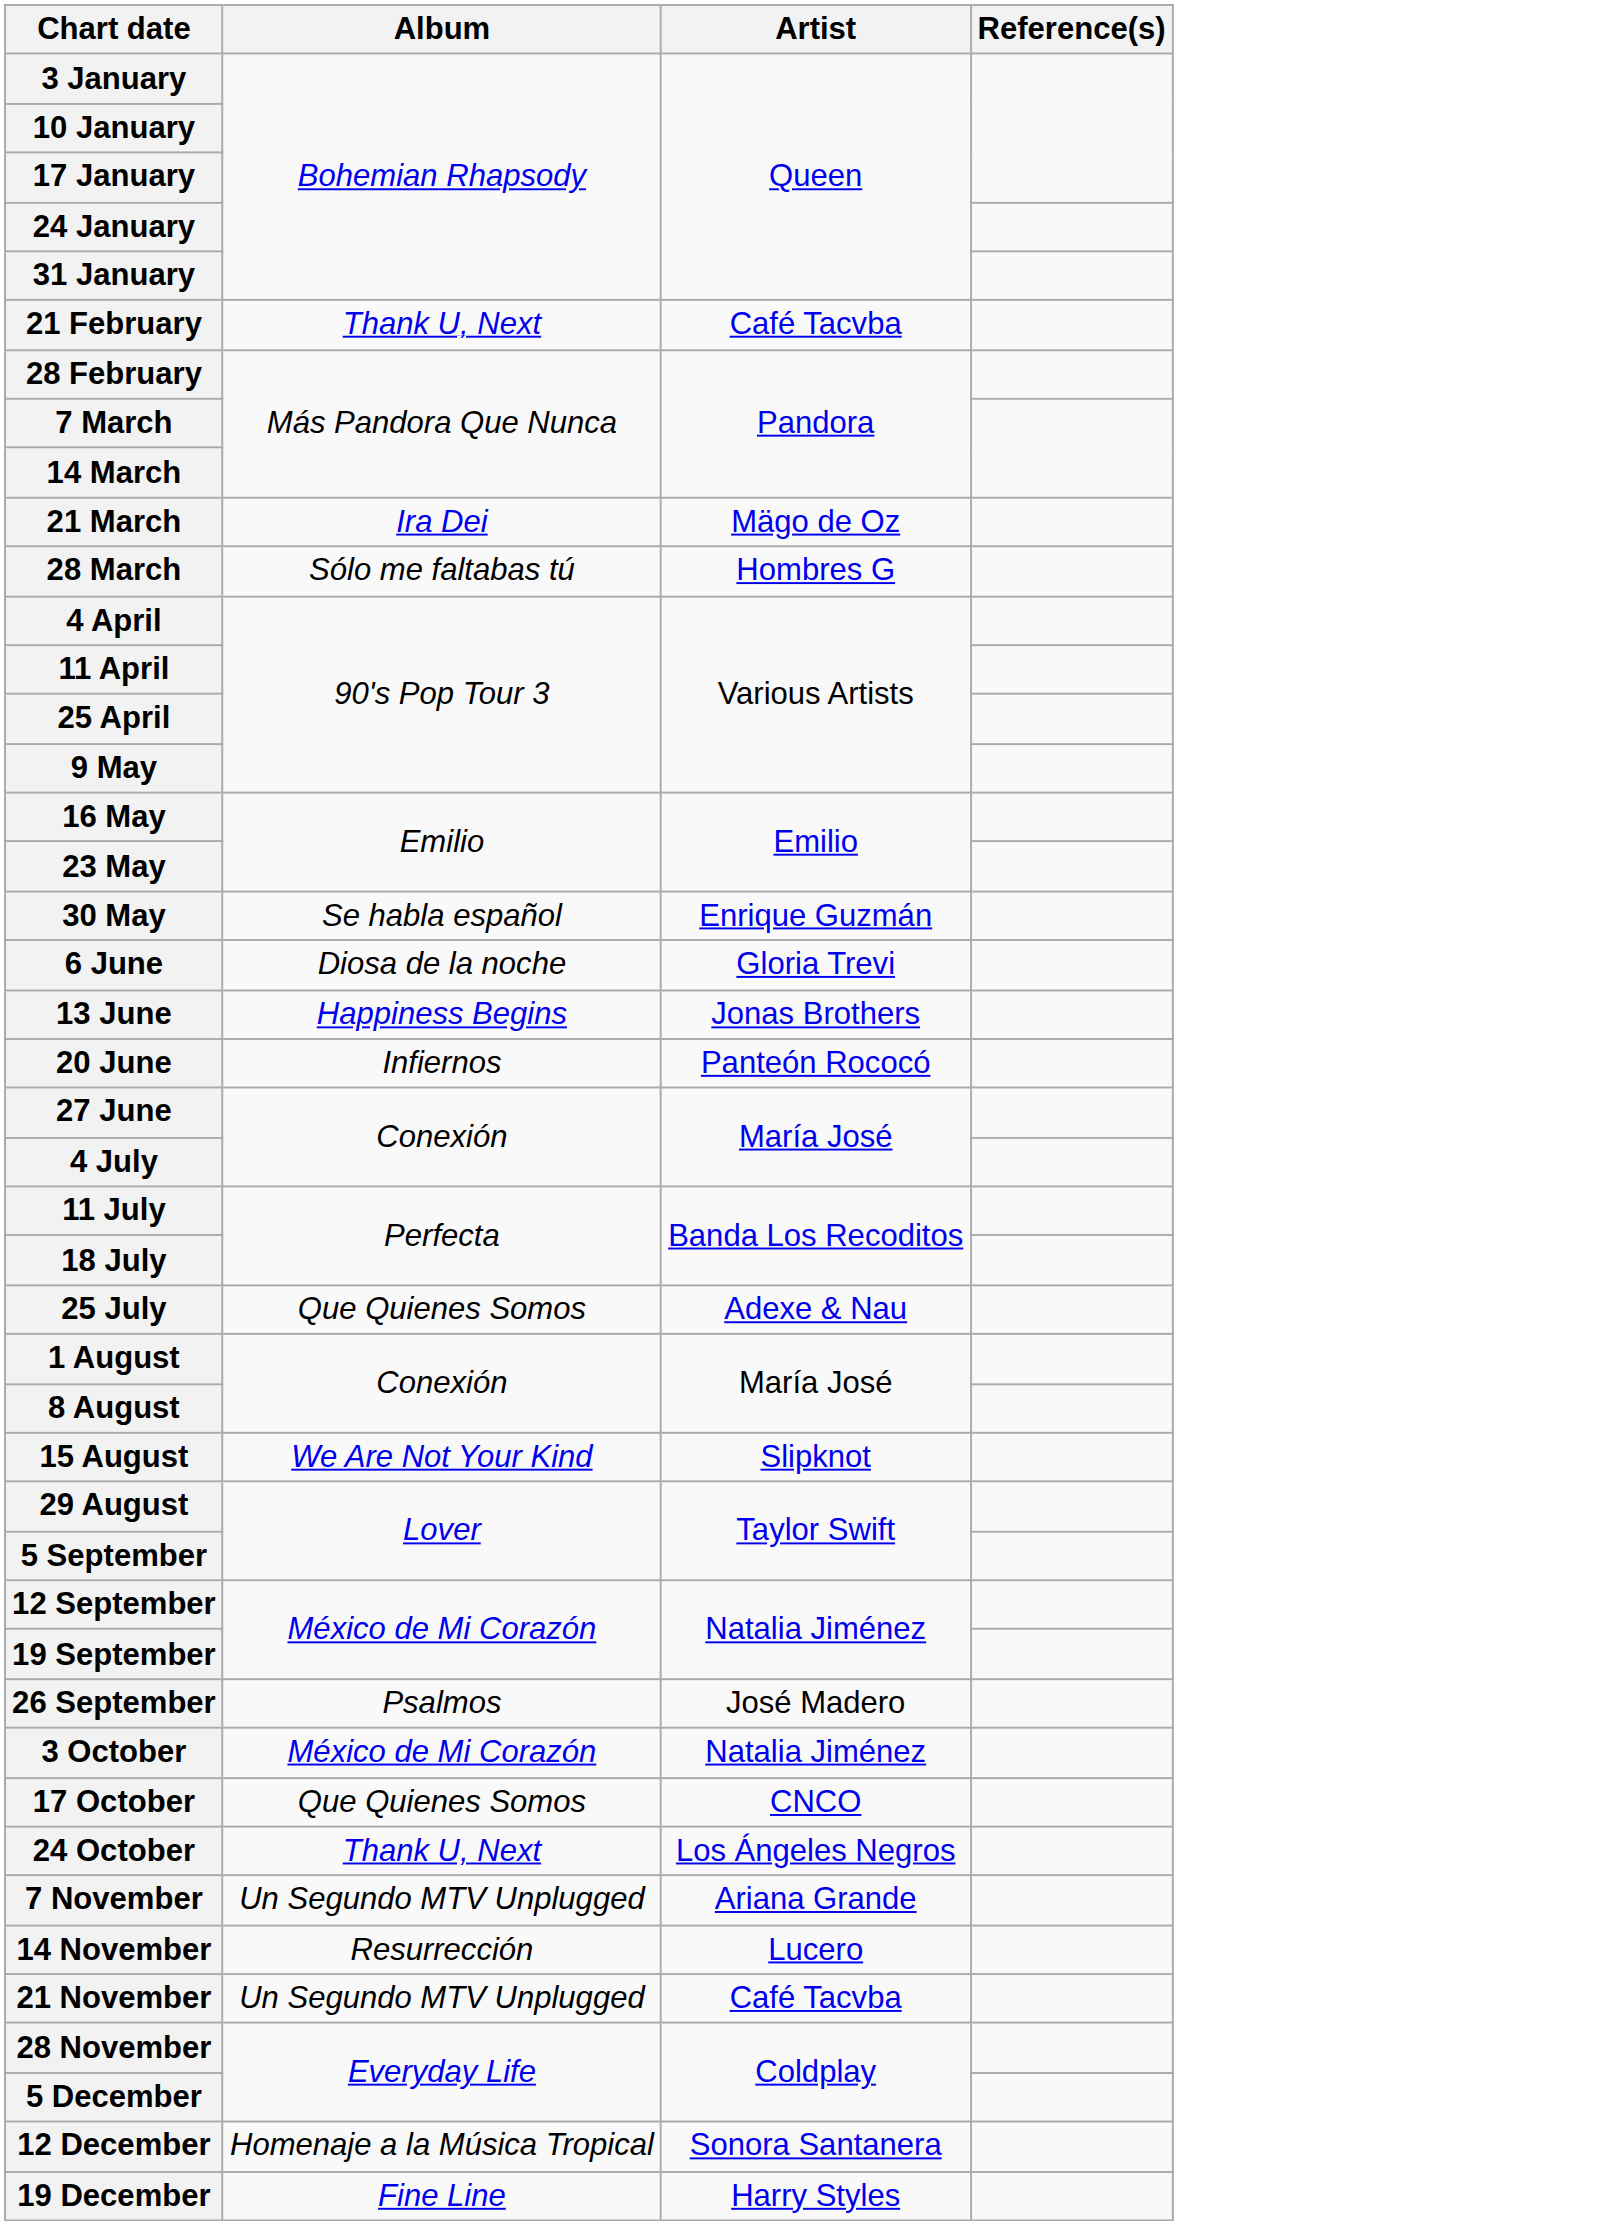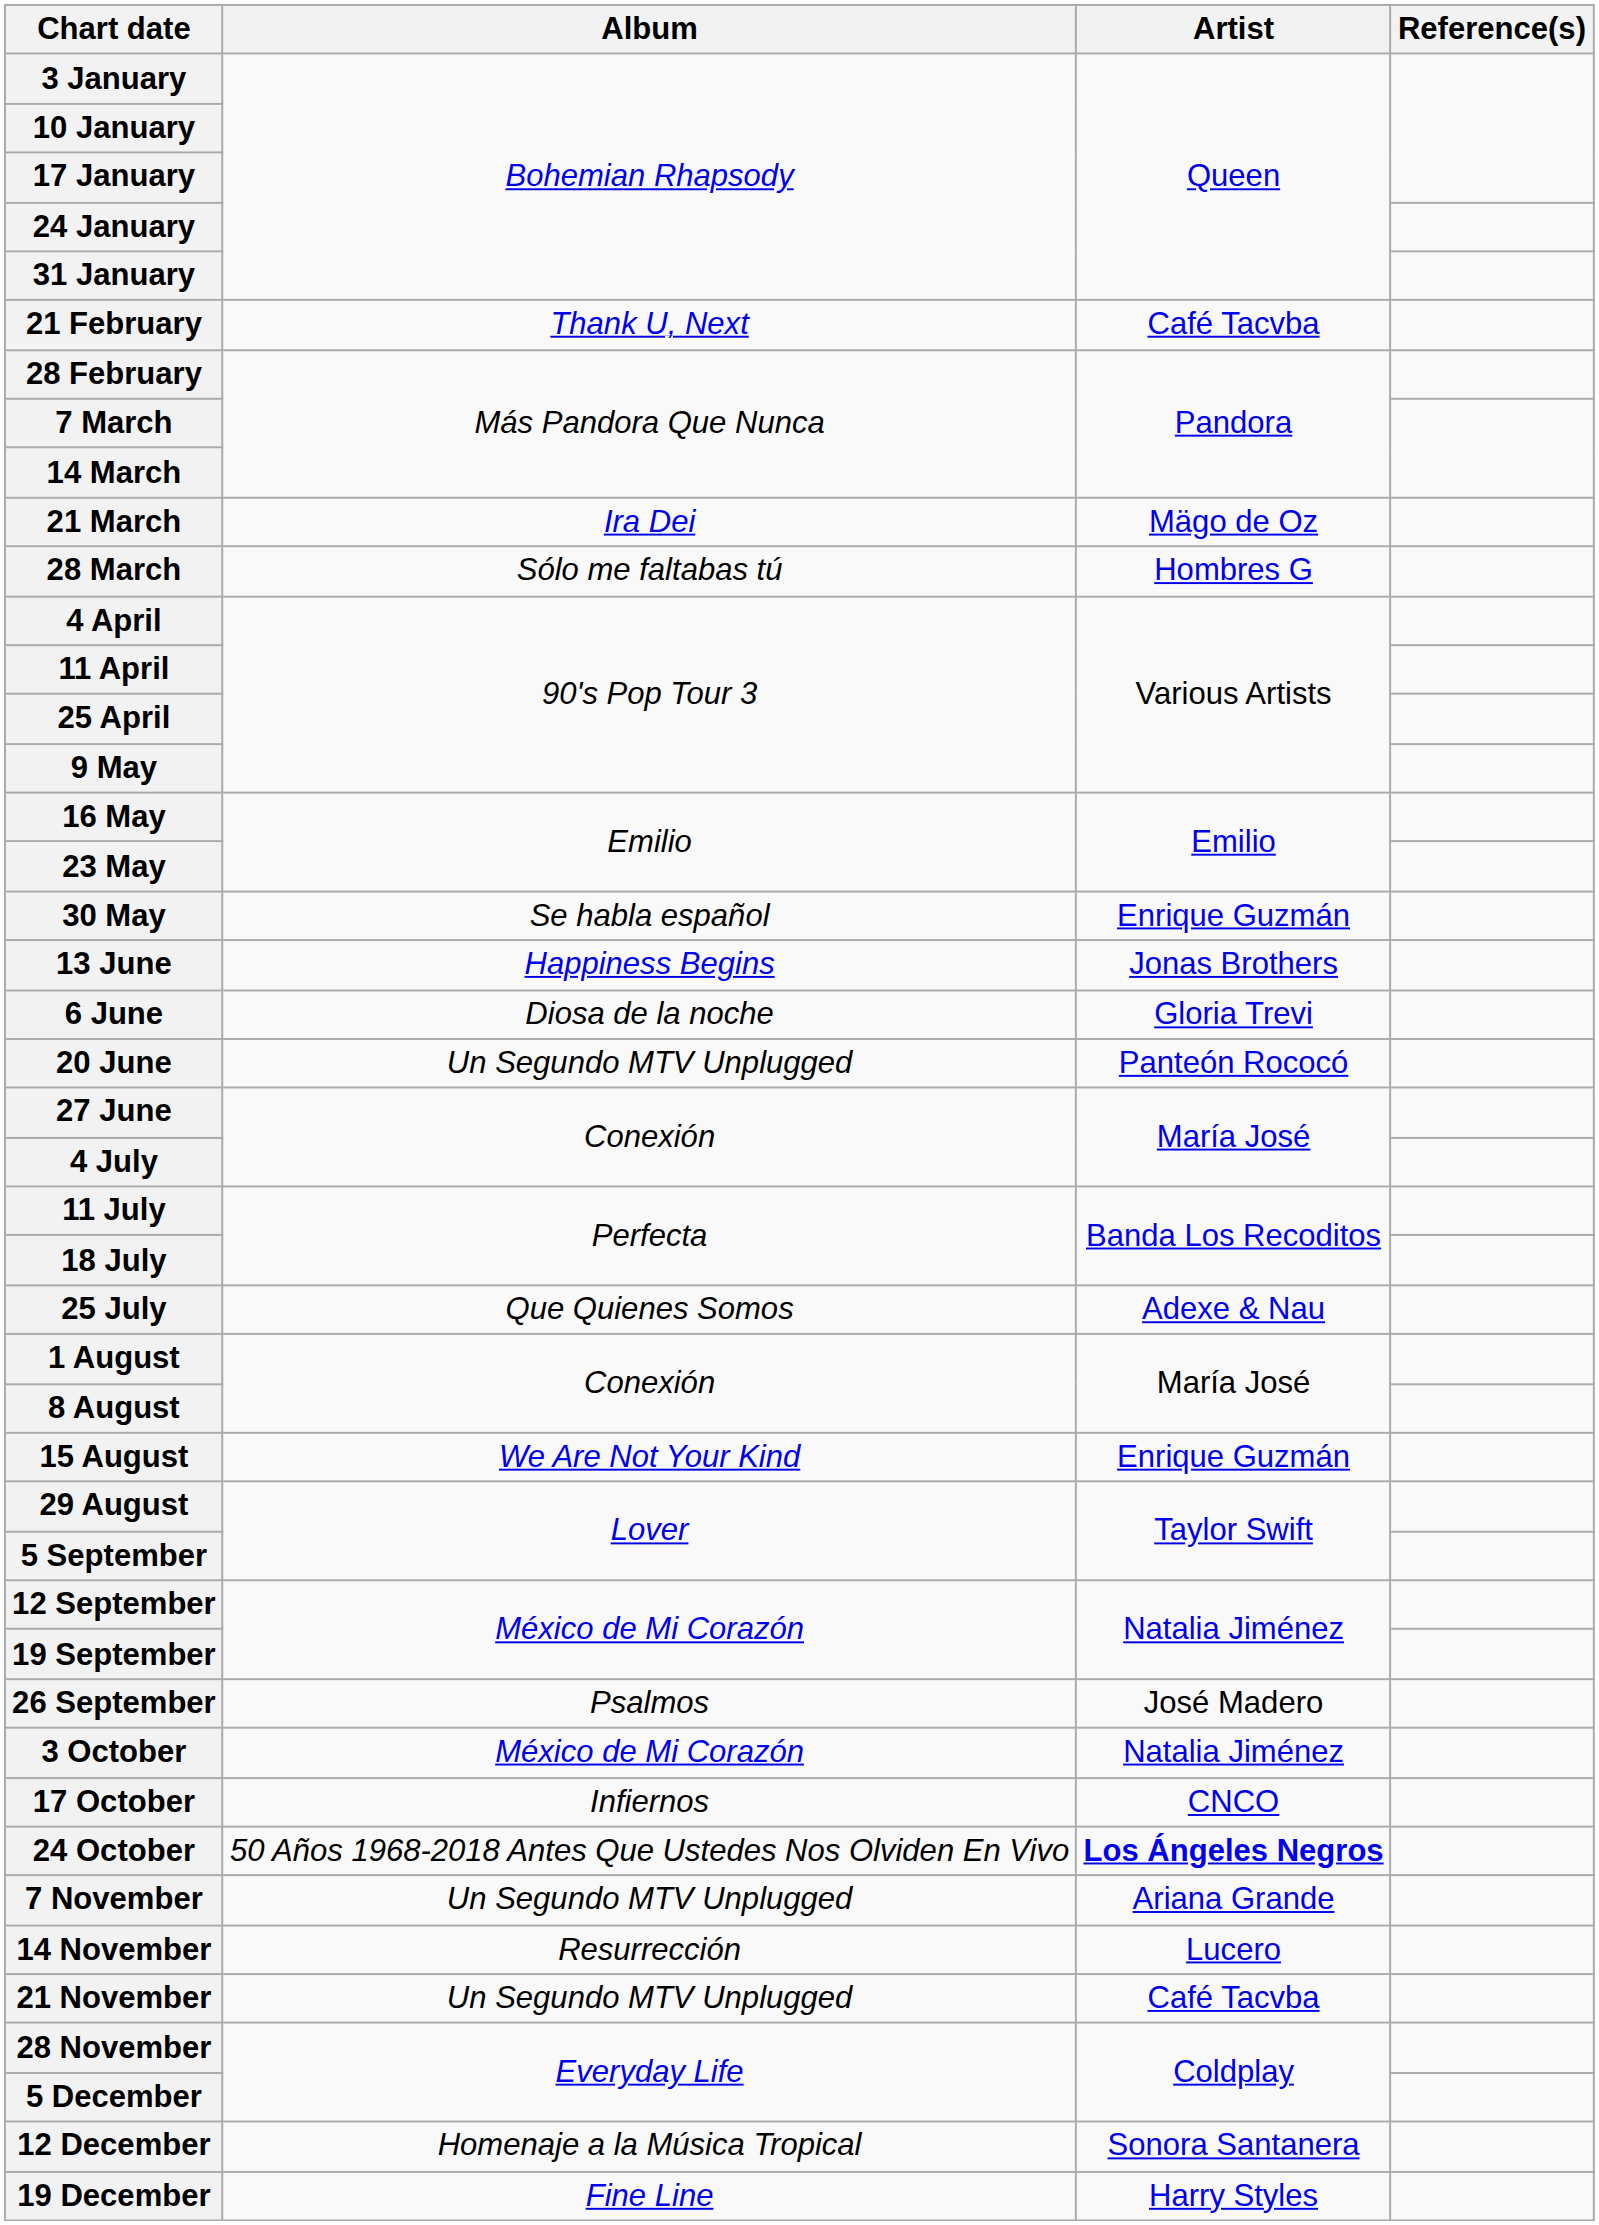rows swapped: (114, 964) <-> (114, 1013)
(442, 1062) Infiernos -> (650, 1062) Un Segundo MTV Unplugged
(816, 1456) Slipknot -> (1234, 1456) Enrique Guzmán
(442, 1801) Que Quienes Somos -> (650, 1801) Infiernos
(442, 1850) Thank U, Next -> (650, 1850) 50 Años 1968-2018 Antes Que Ustedes Nos Olviden En Vivo
(816, 1850) normal -> (1234, 1850) bold
